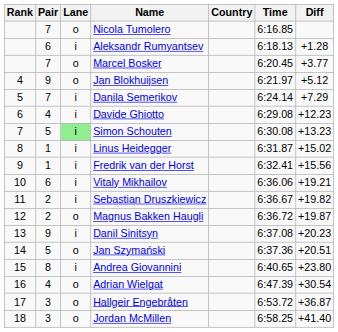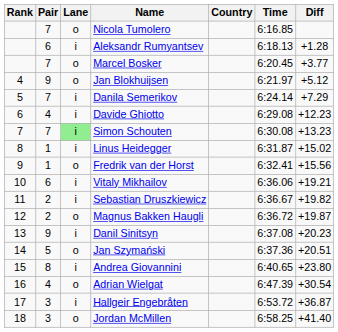(48, 132) 5 -> (48, 132) 7
(76, 166) i -> (76, 166) o
(76, 302) o -> (76, 302) i
